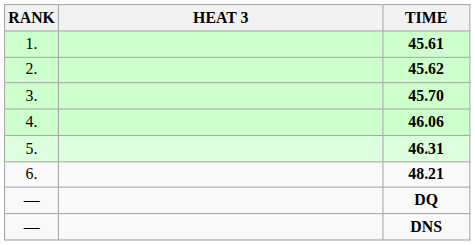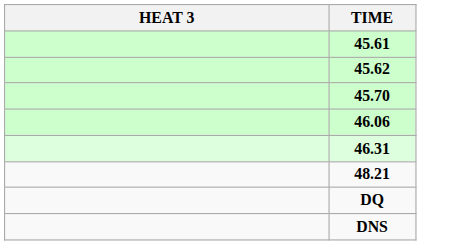- column: (32, 17)
